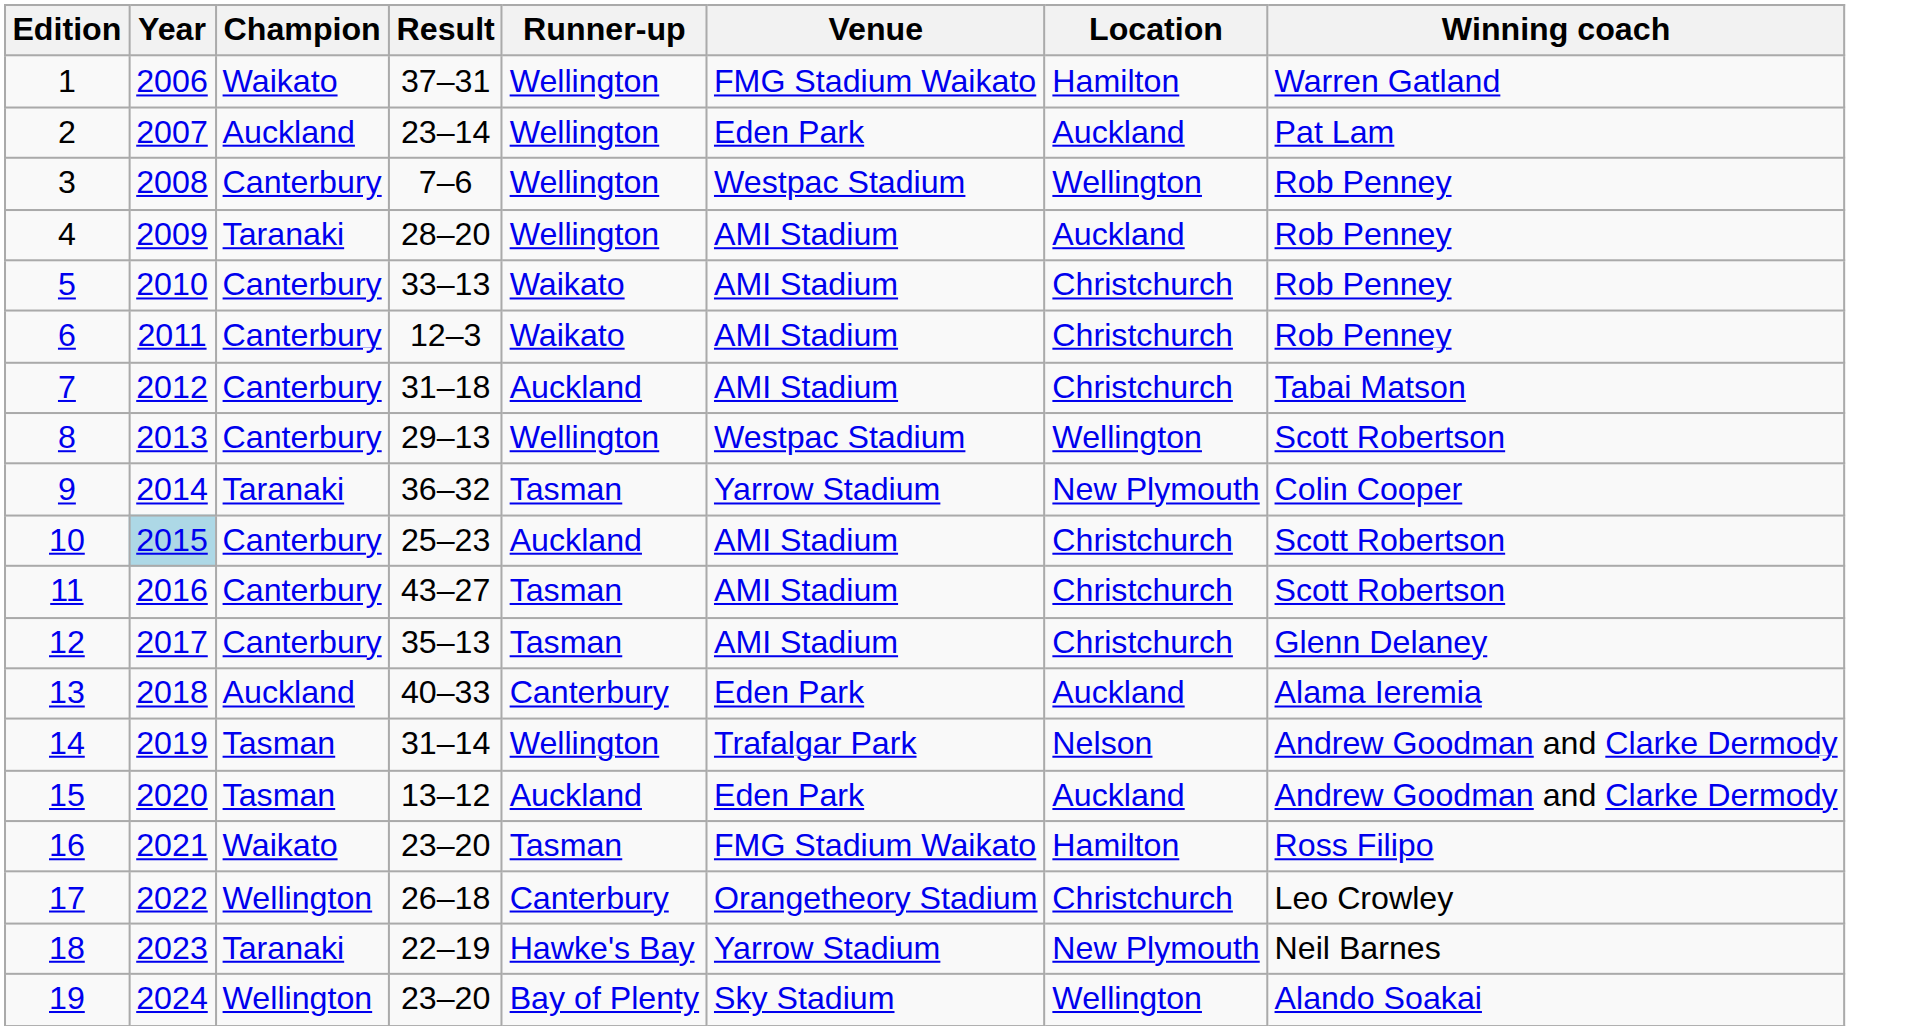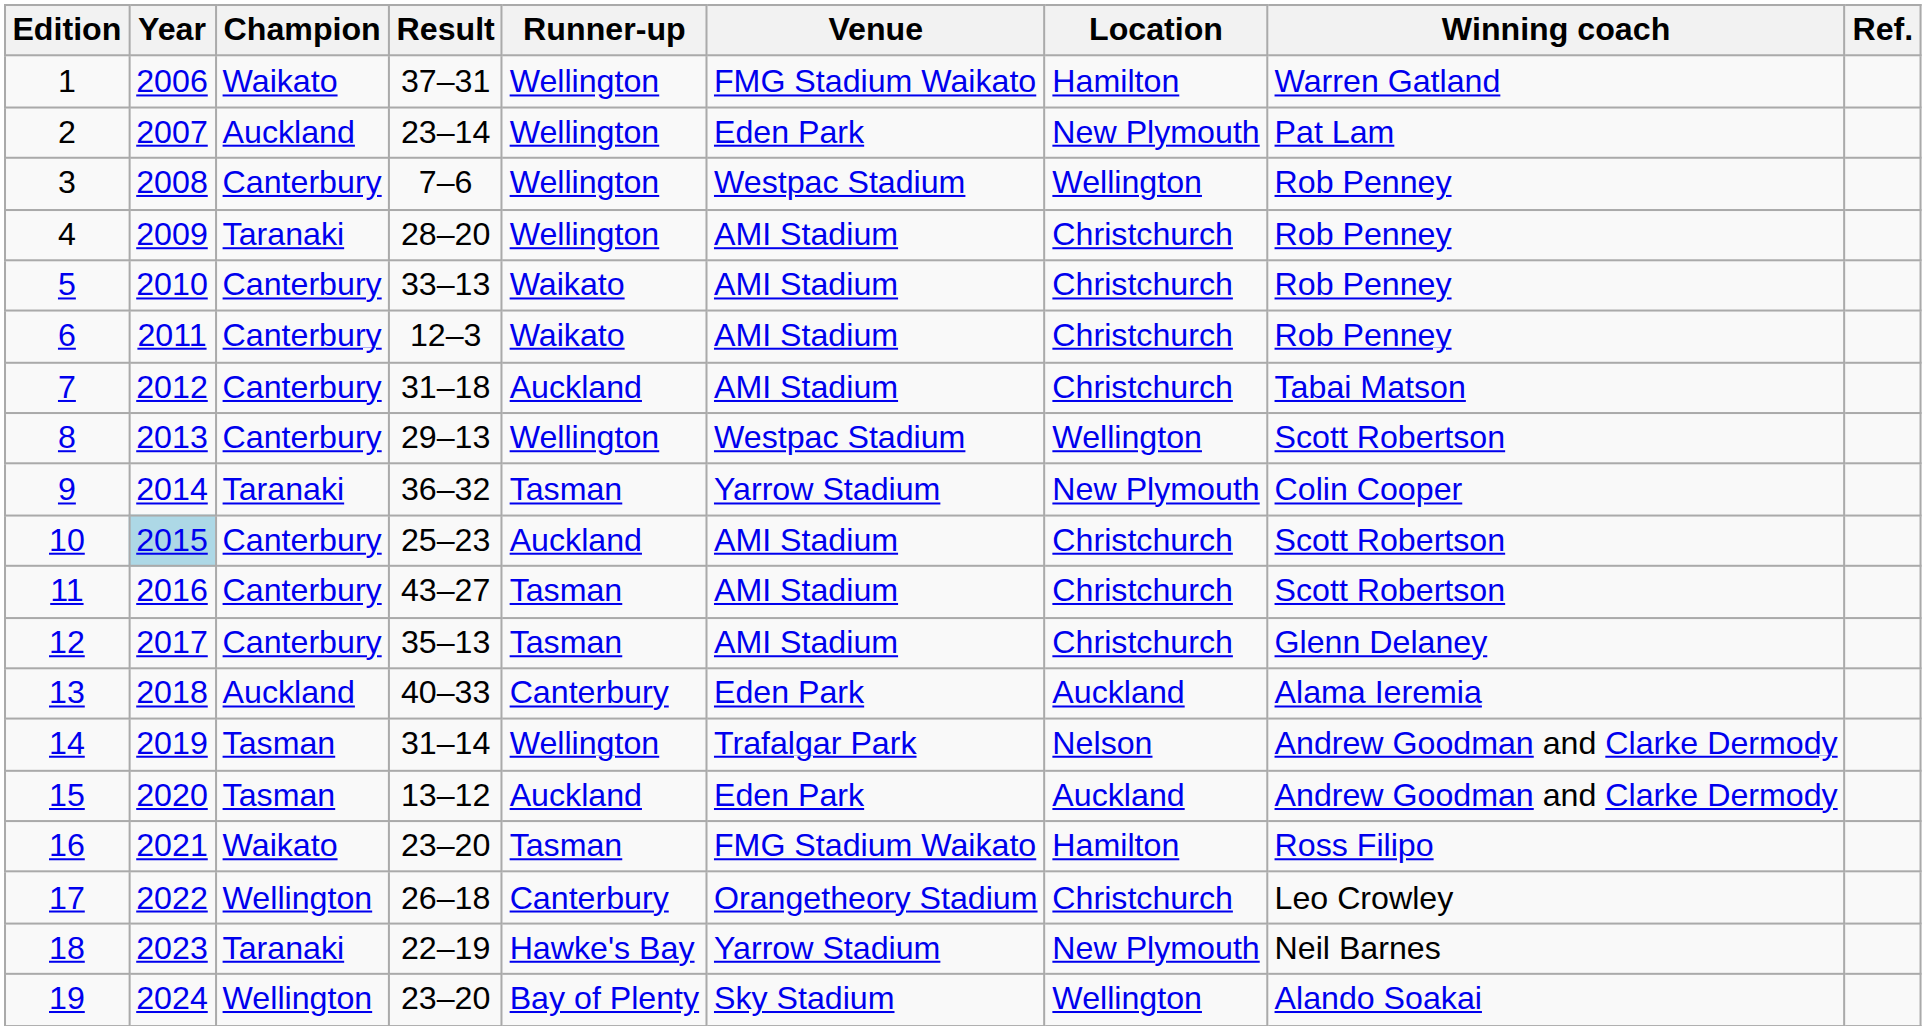+ column: (1883, 30)
(1119, 132) Auckland -> (1156, 132) New Plymouth
(1119, 234) Auckland -> (1143, 234) Christchurch
